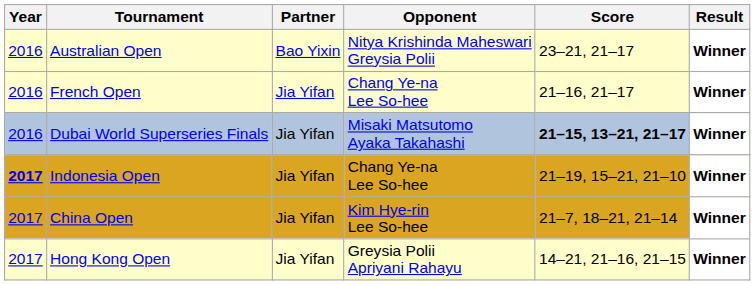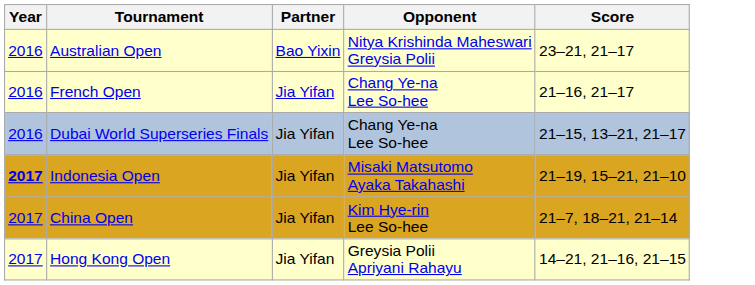- column: (719, 17)
(410, 134) Misaki Matsutomo Ayaka Takahashi -> (393, 134) Chang Ye-na Lee So-hee
(612, 134) bold -> (612, 134) normal
(393, 176) Chang Ye-na Lee So-hee -> (410, 176) Misaki Matsutomo Ayaka Takahashi
